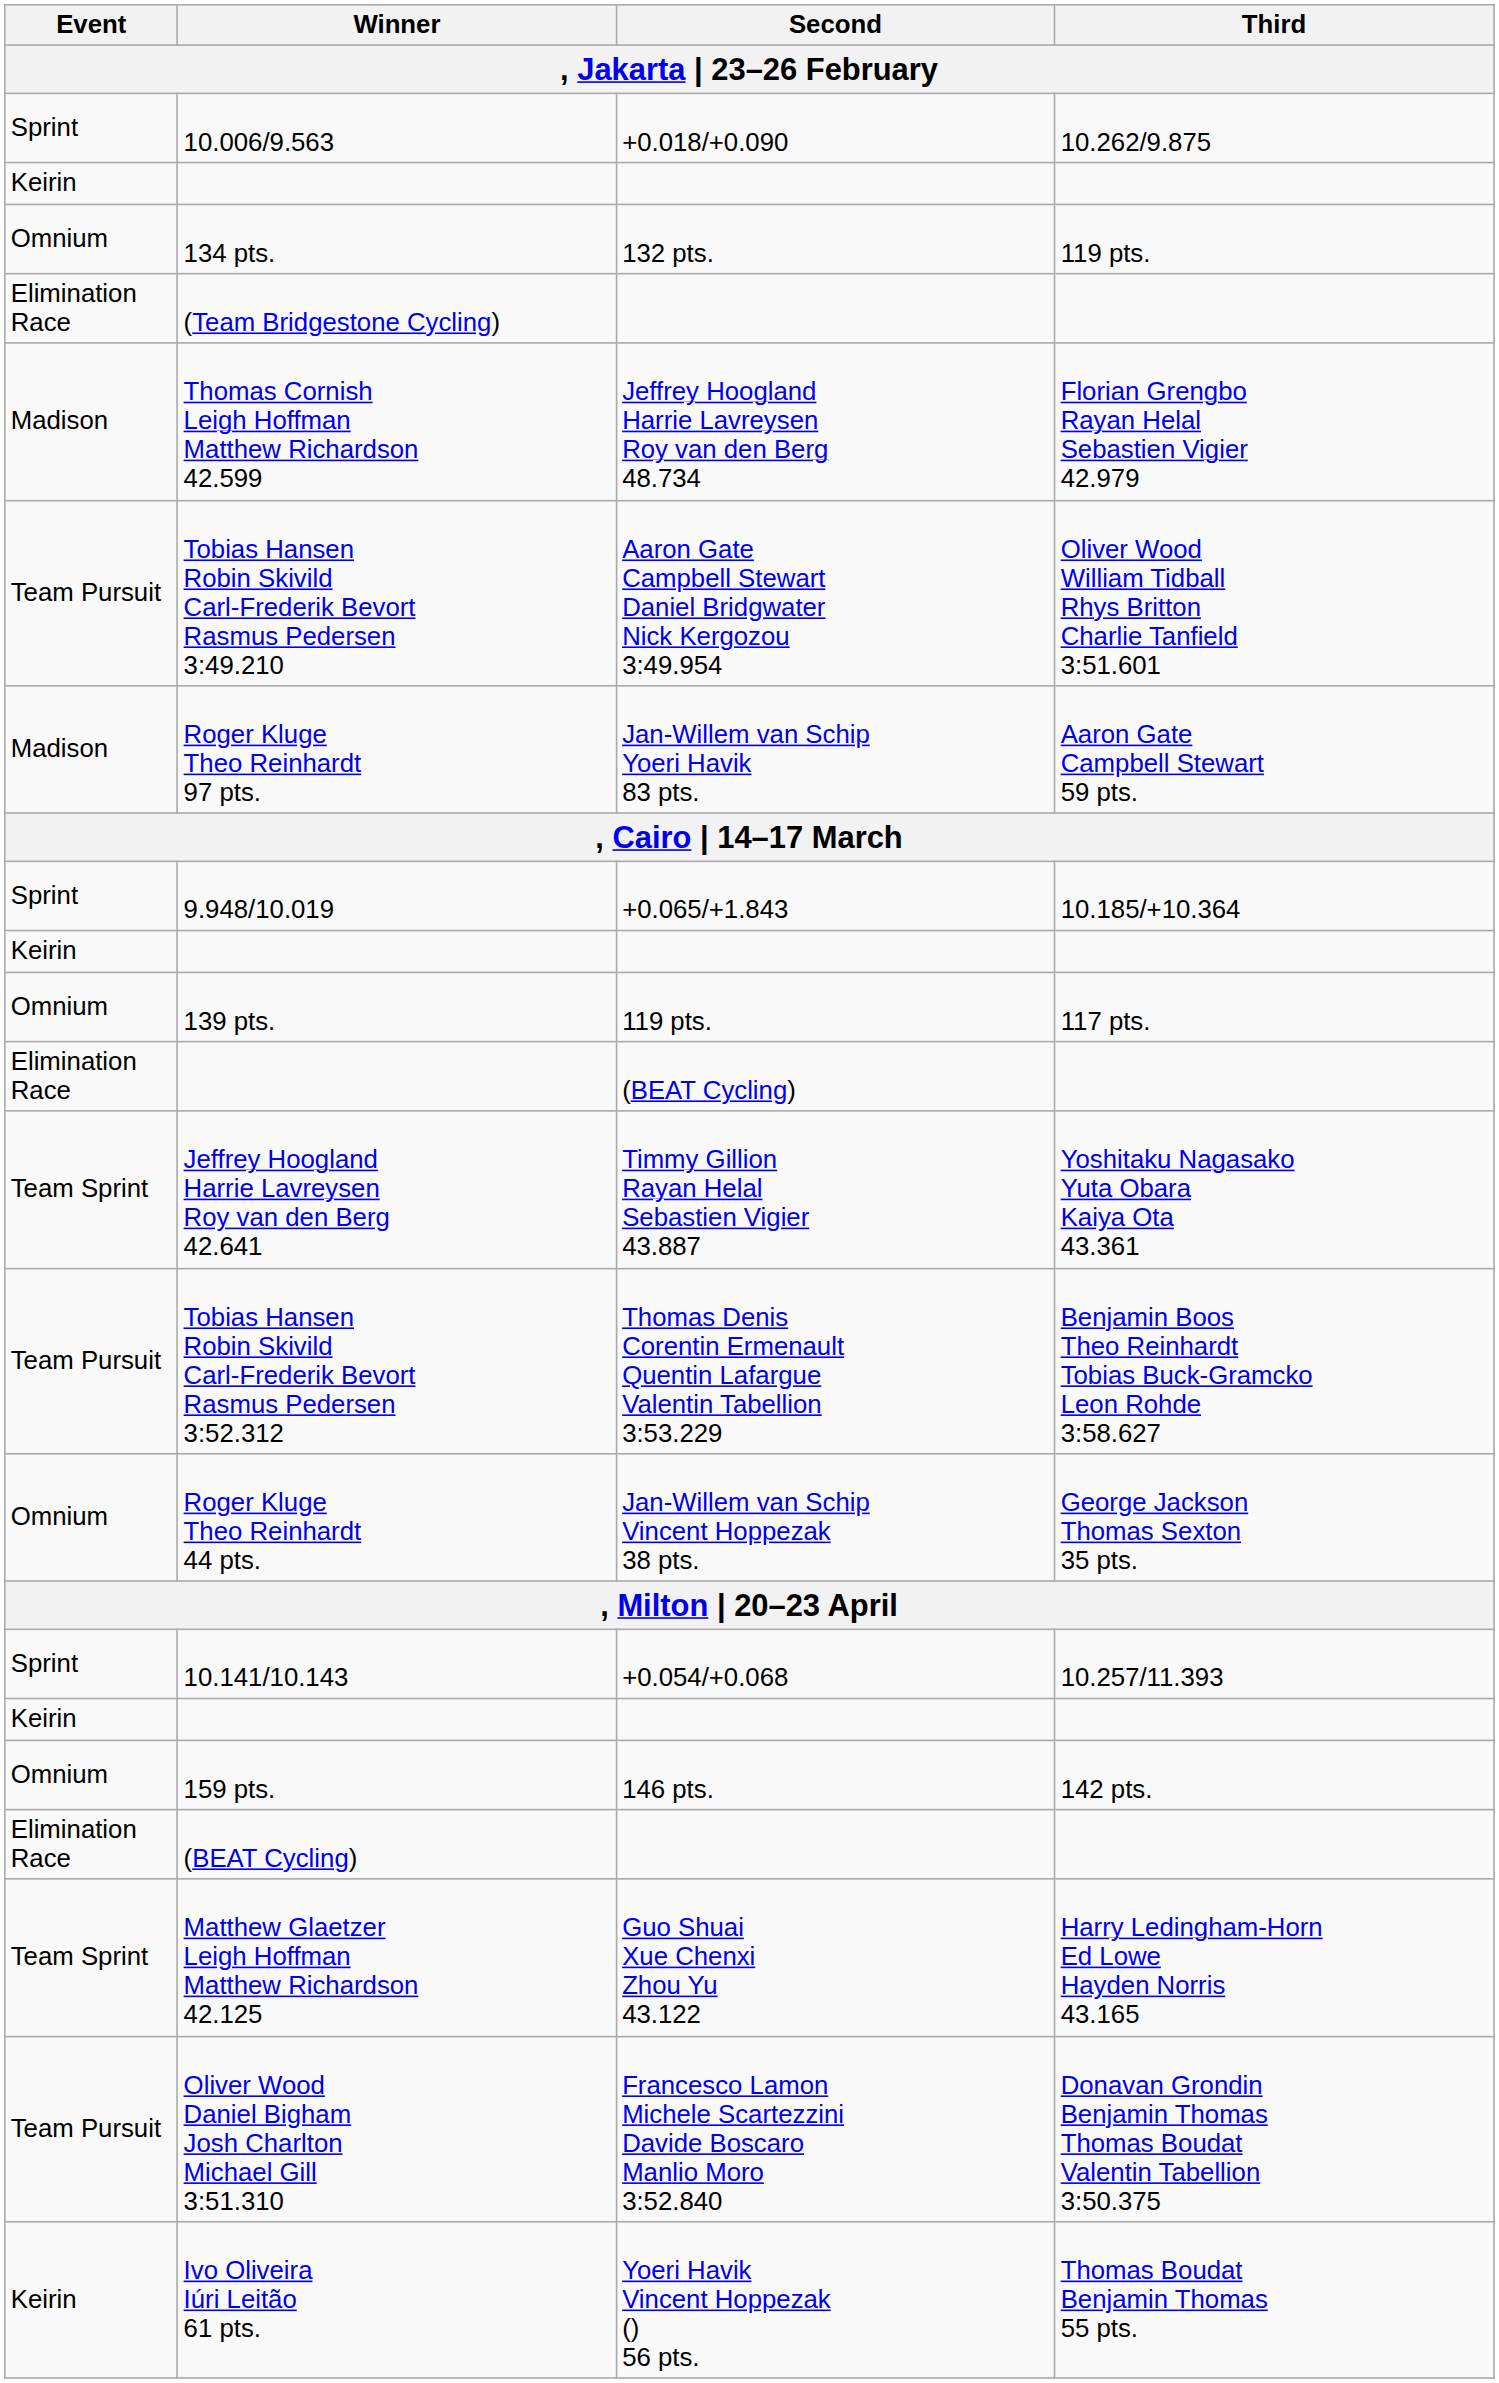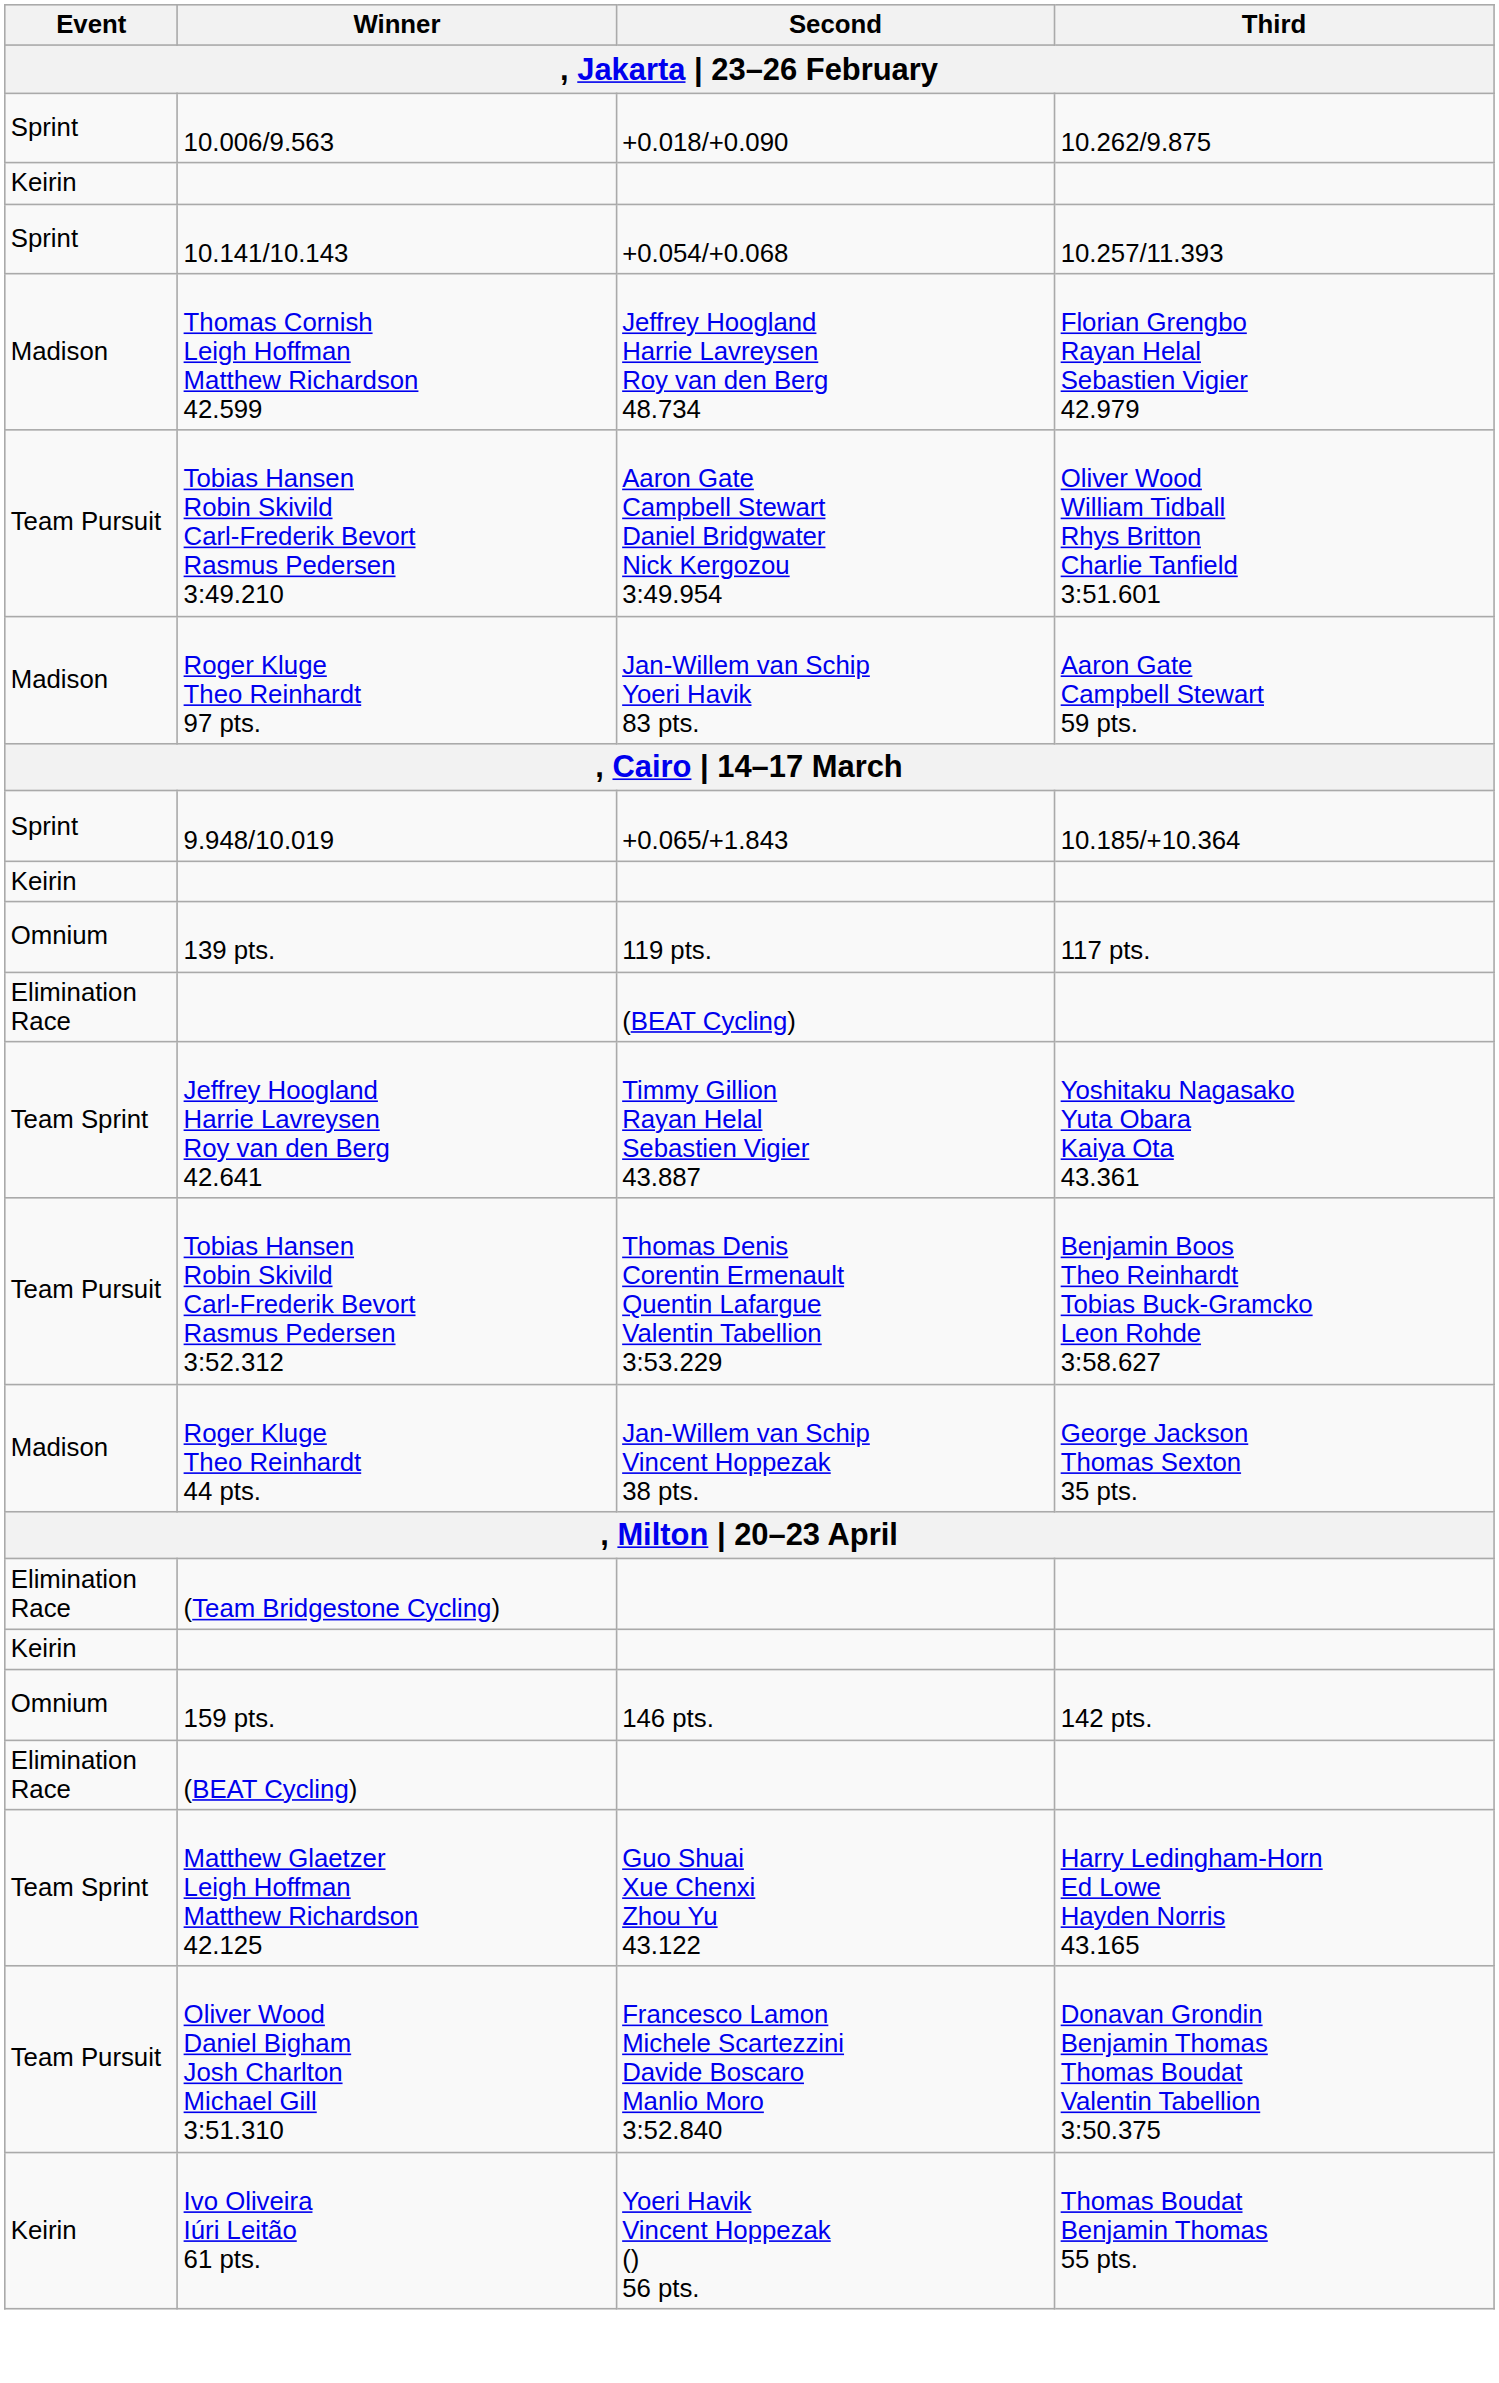- row: (229, 252)
rows swapped: (342, 322) <-> (266, 1677)
(59, 1517) Omnium -> (59, 1447) Madison
